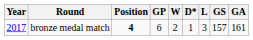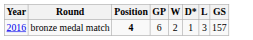- column: (239, 12)
(16, 27) 2017 -> (16, 27) 2016
